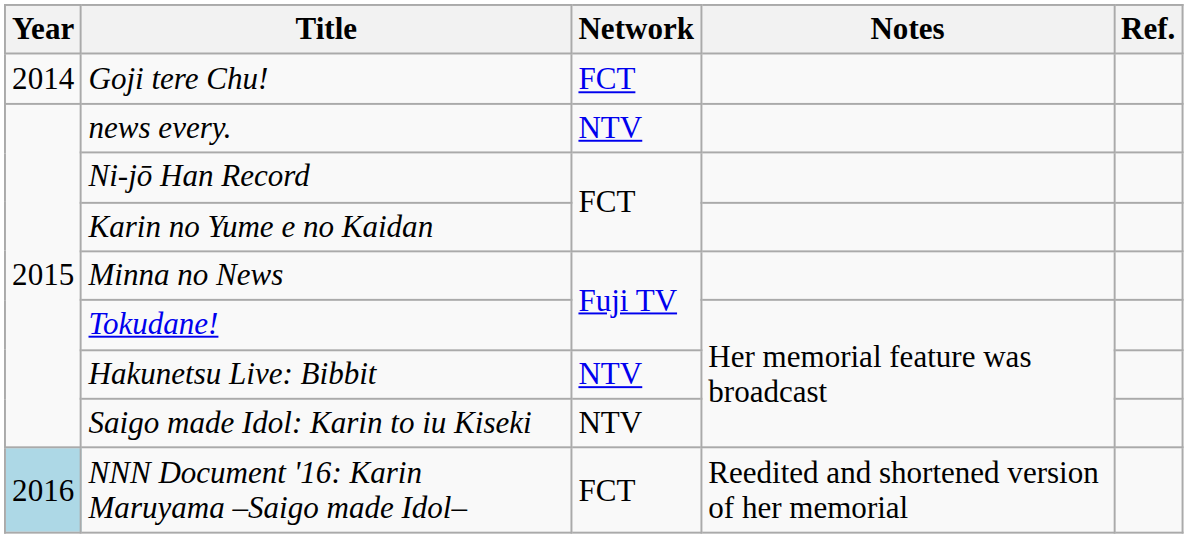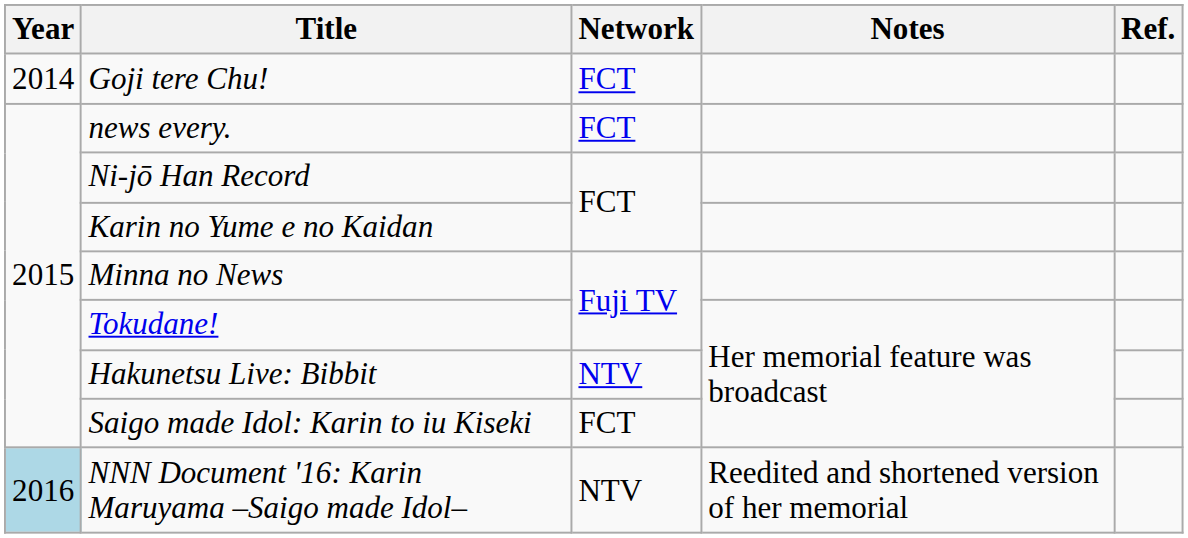(610, 127) NTV -> (607, 127) FCT
(610, 422) NTV -> (607, 422) FCT
(607, 489) FCT -> (610, 489) NTV
